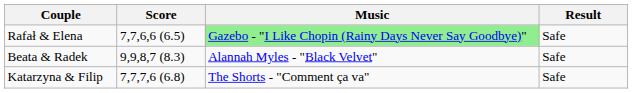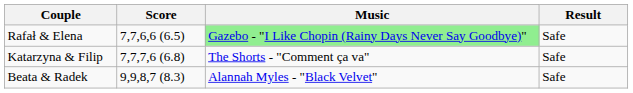rows swapped: (55, 77) <-> (48, 56)
